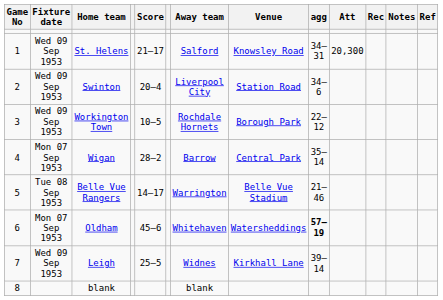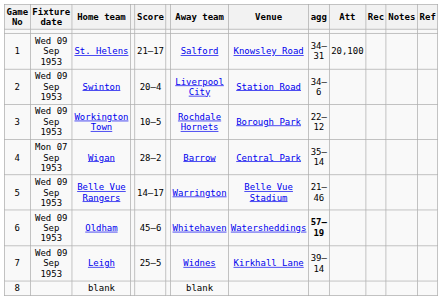(347, 51) 20,300 -> (347, 51) 20,100
(51, 193) Tue 08 Sep 1953 -> (51, 193) Wed 09 Sep 1953
(51, 228) Mon 07 Sep 1953 -> (51, 228) Wed 09 Sep 1953
